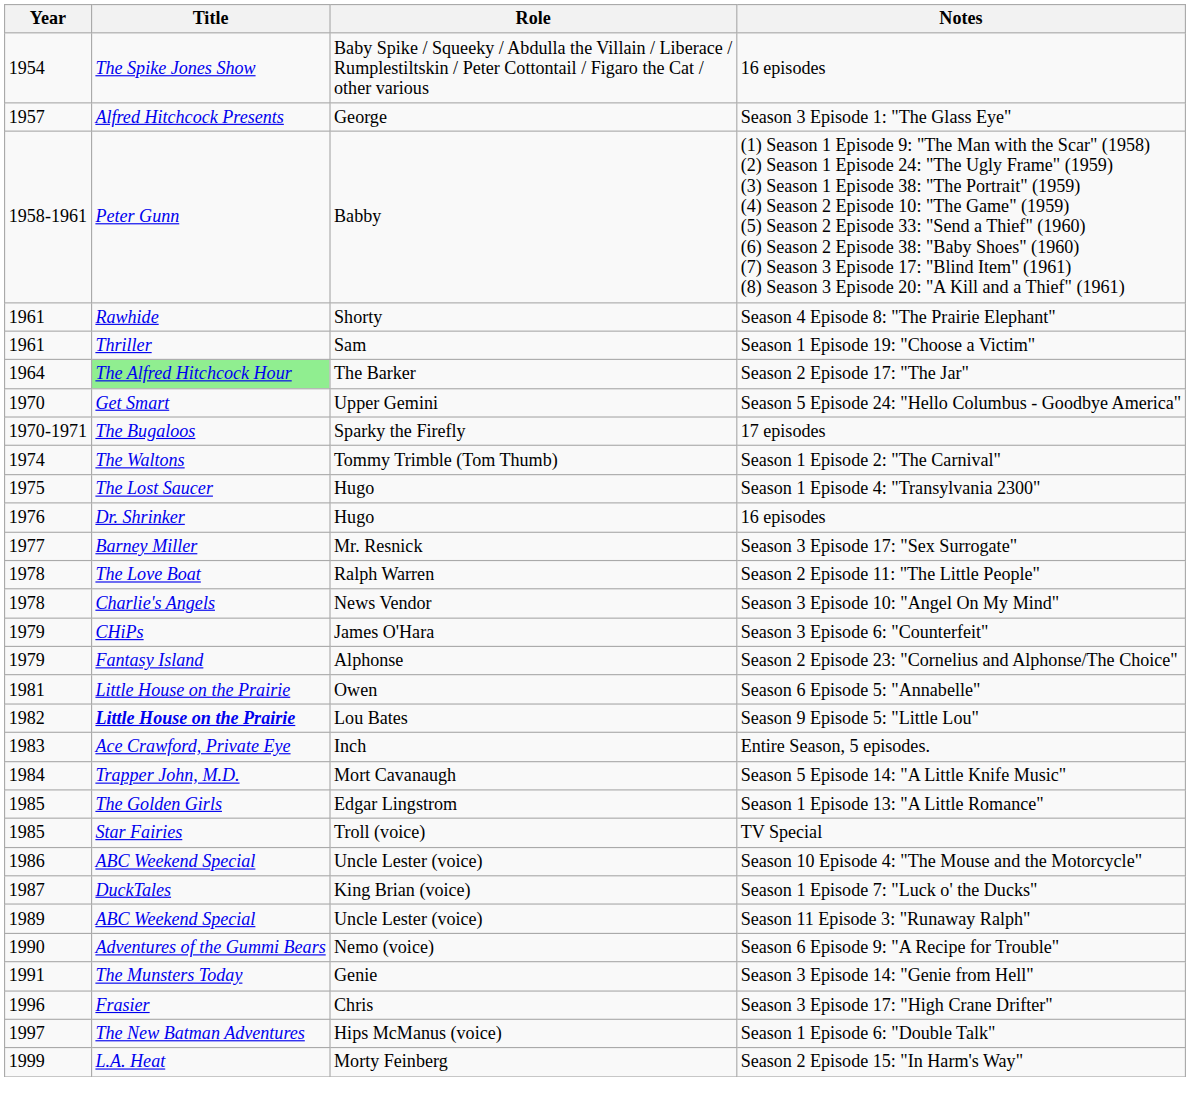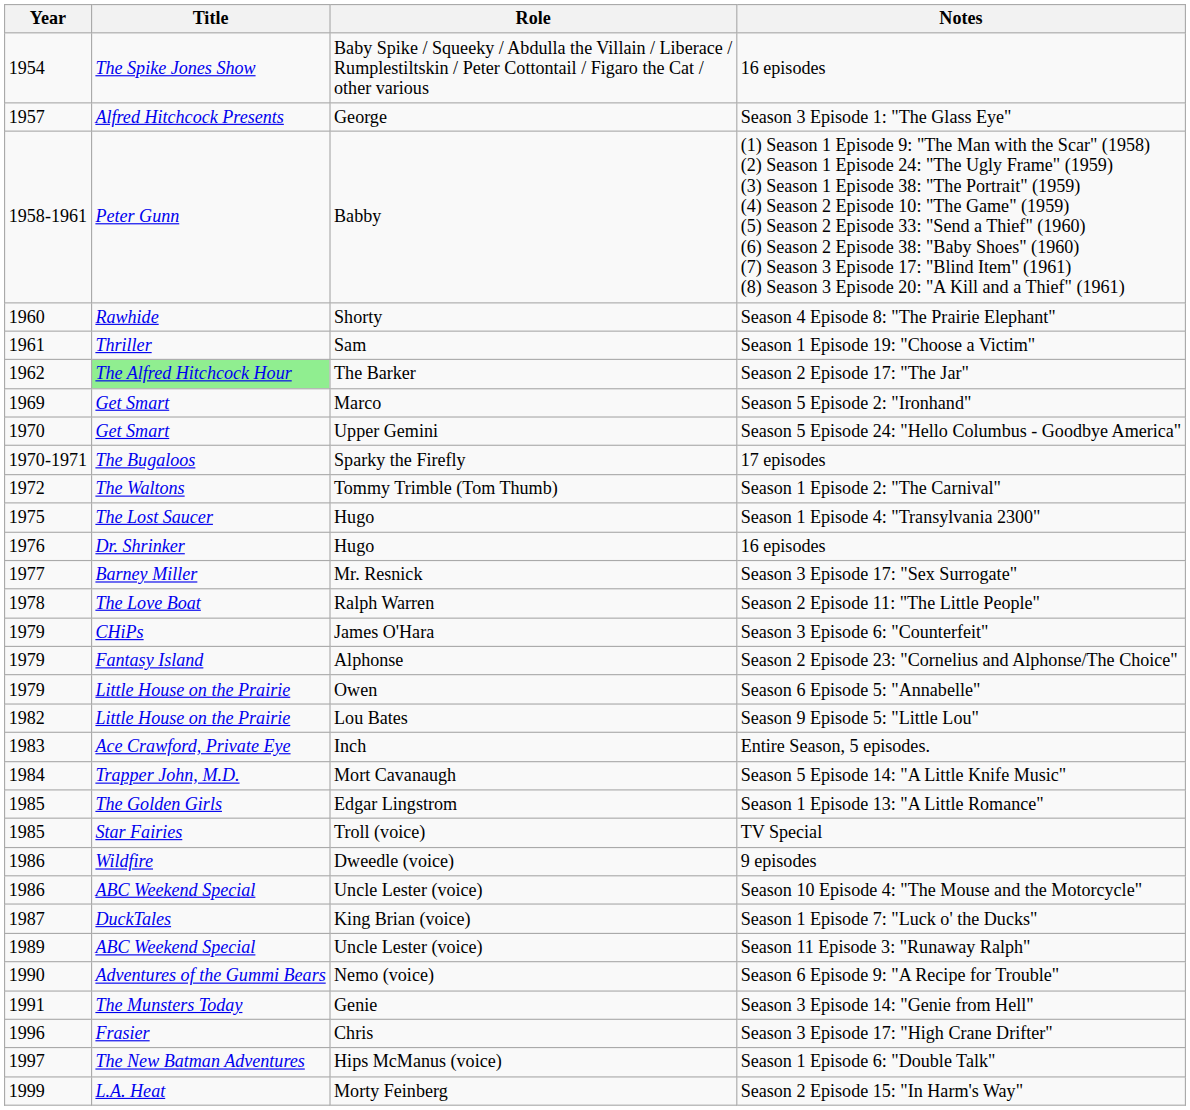(27, 316) 1961 -> (27, 316) 1960
(27, 373) 1964 -> (27, 373) 1962
+ row: (358, 402)
(27, 459) 1974 -> (27, 488) 1972
- row: (383, 603)
(27, 689) 1981 -> (27, 689) 1979
(195, 718) bold -> (193, 718) normal
+ row: (394, 861)
